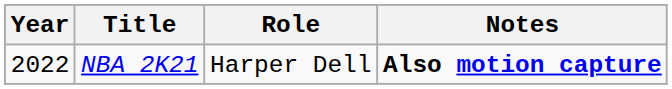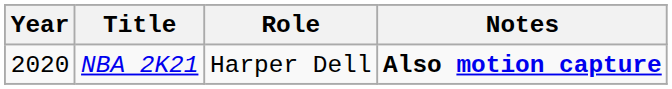(40, 65) 2022 -> (40, 65) 2020
